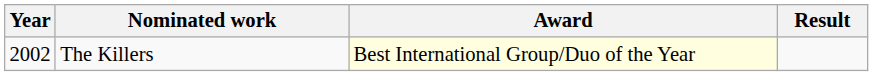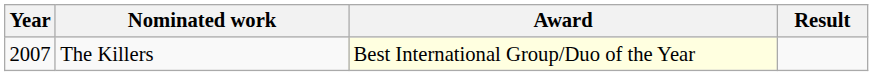(30, 53) 2002 -> (30, 53) 2007
